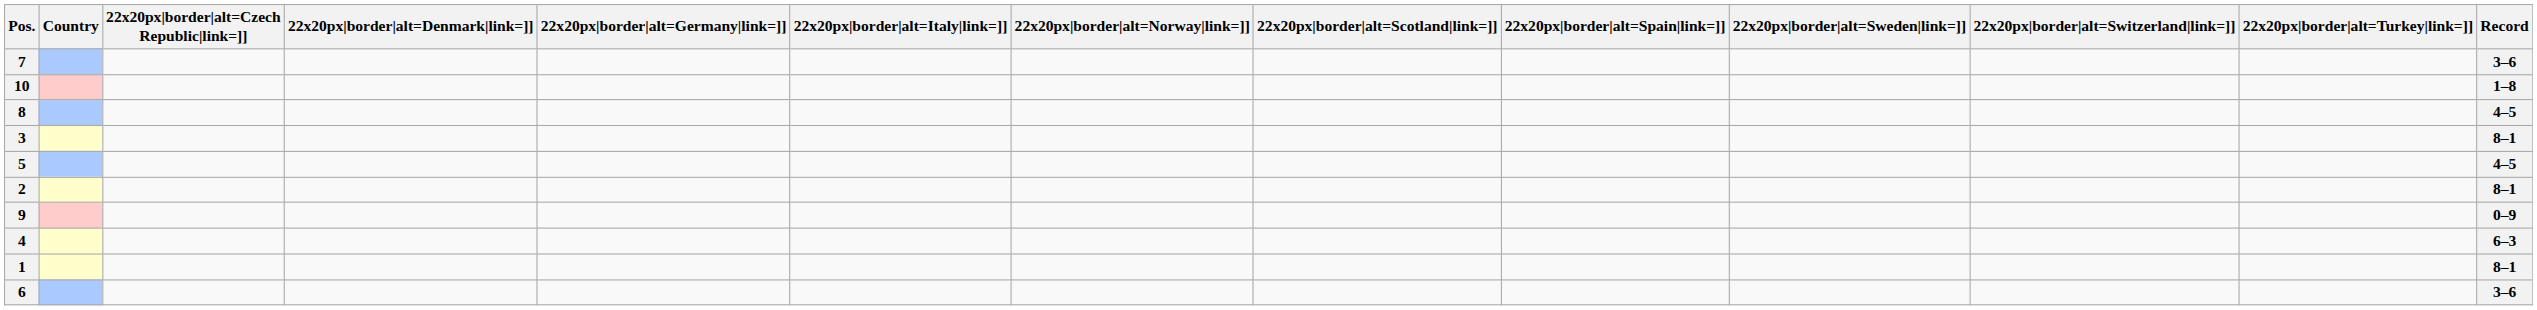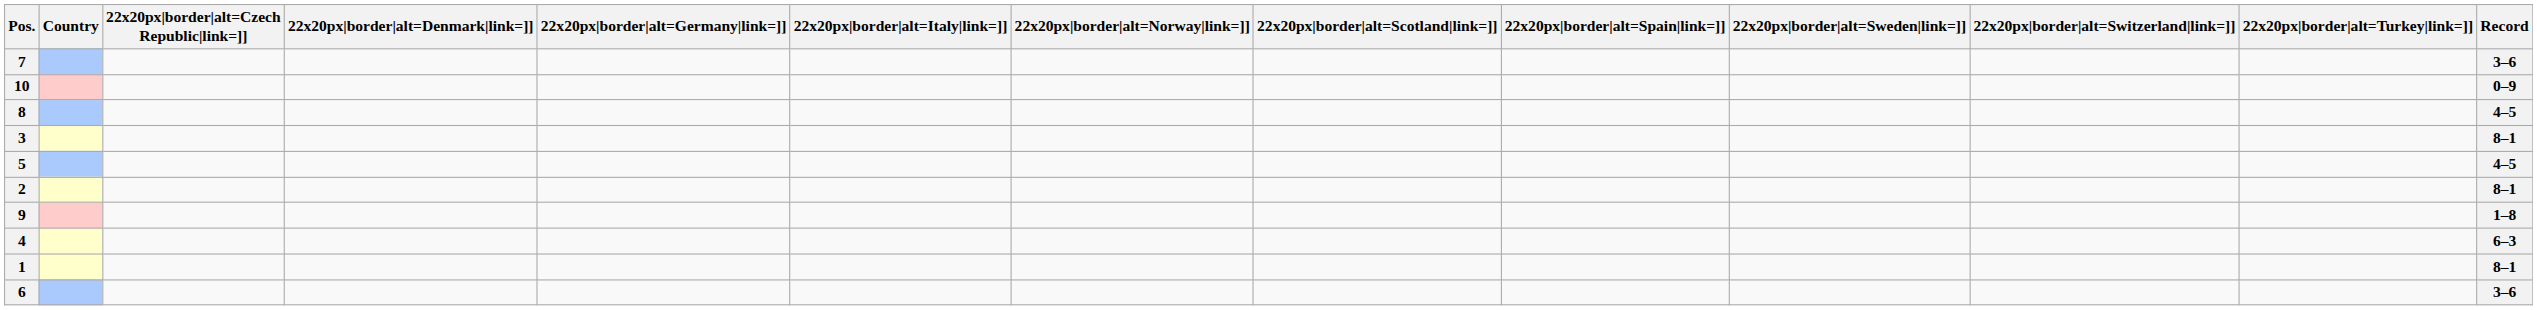(2505, 87) 1–8 -> (2505, 87) 0–9
(2505, 215) 0–9 -> (2505, 215) 1–8
